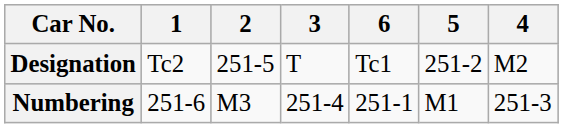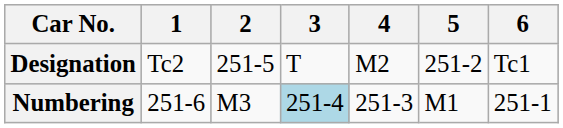columns swapped: (523, 24) <-> (384, 24)
(315, 102) no background -> (315, 102) lightblue background
